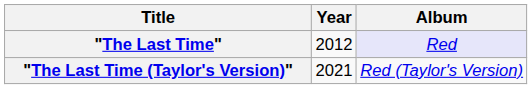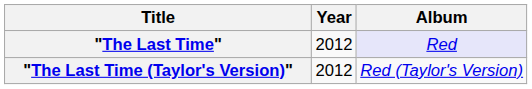(334, 70) 2021 -> (334, 70) 2012
